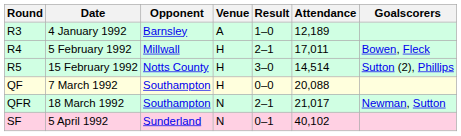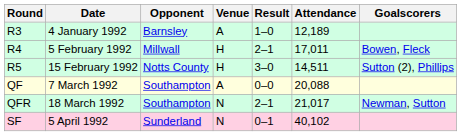(312, 67) 14,514 -> (312, 67) 14,511
(220, 85) H -> (220, 85) A
